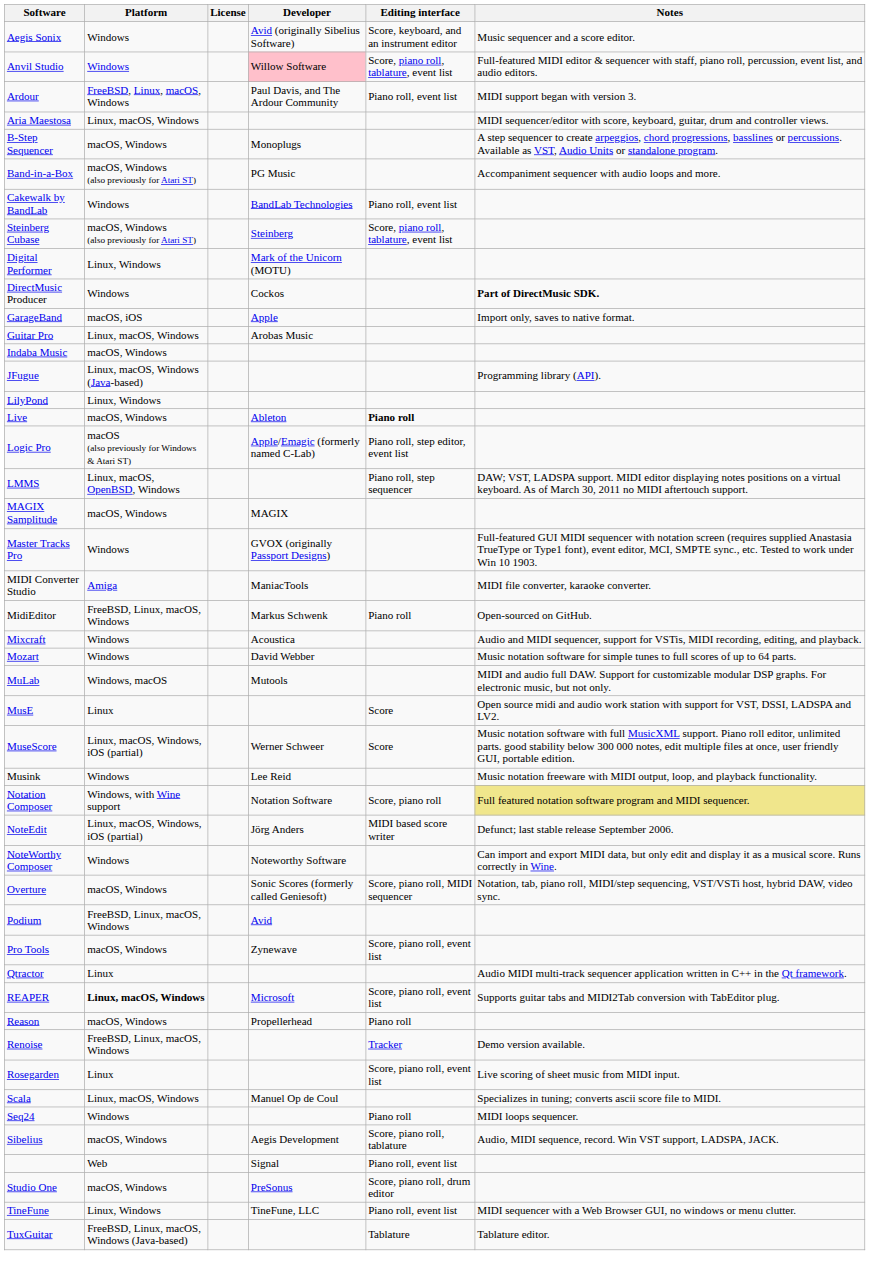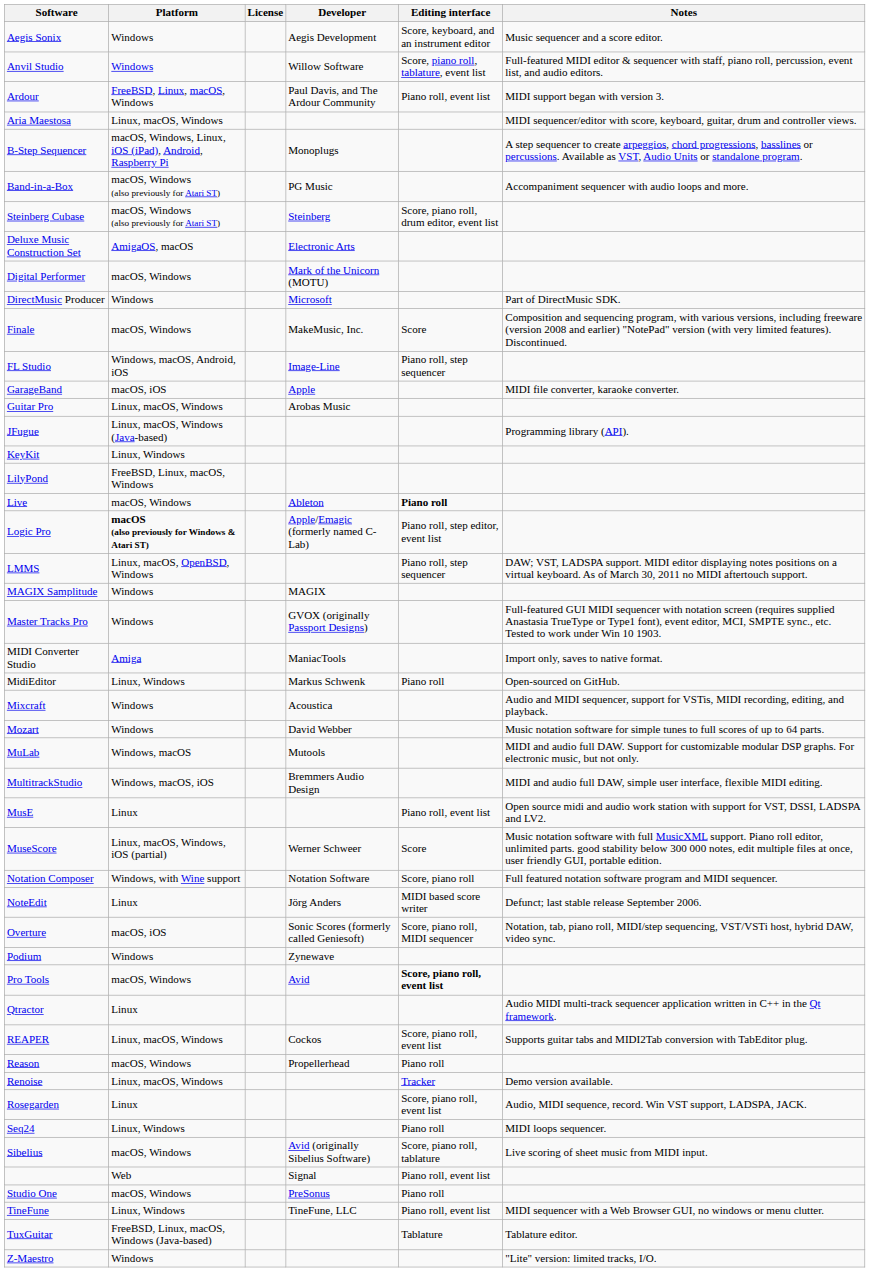(305, 36) Avid (originally Sibelius Software) -> (332, 36) Aegis Development
(288, 66) pink background -> (326, 66) no background
(127, 144) macOS, Windows -> (168, 150) macOS, Windows, Linux, iOS (iPad), Android, Raspberry Pi
- row: (36, 204)
(410, 234) Score, piano roll, tablature, event list -> (450, 216) Score, piano roll, drum editor, event list
+ row: (44, 246)
(124, 263) Linux, Windows -> (151, 276) macOS, Windows
(267, 293) Cockos -> (310, 300) Microsoft
(538, 293) bold -> (563, 300) normal
+ row: (21, 330)
+ row: (29, 366)
(556, 317) Import only, saves to native format. -> (592, 389) MIDI file converter, karaoke converter.
- row: (37, 352)
+ row: (23, 454)
(124, 400) Linux, Windows -> (168, 478) FreeBSD, Linux, macOS, Windows
(142, 447) normal -> (173, 532) bold
(127, 513) macOS, Windows -> (132, 592) Windows
(564, 585) MIDI file converter, karaoke converter. -> (584, 658) Import only, saves to native format.
(144, 615) FreeBSD, Linux, macOS, Windows -> (148, 681) Linux, Windows
+ row: (45, 782)
(381, 710) Score -> (446, 812) Piano roll, event list
- row: (24, 776)
(613, 800) khaki background -> (641, 878) no background
(144, 830) Linux, macOS, Windows, iOS (partial) -> (124, 902) Linux
- row: (34, 860)
(127, 890) macOS, Windows -> (139, 932) macOS, iOS
(144, 920) FreeBSD, Linux, macOS, Windows -> (132, 956) Windows
(261, 920) Avid -> (311, 956) Zynewave
(274, 950) Zynewave -> (299, 980) Avid
(419, 950) normal -> (441, 980) bold
(146, 997) bold -> (167, 1039) normal
(273, 997) Microsoft -> (305, 1039) Cockos
(144, 1044) FreeBSD, Linux, macOS, Windows -> (167, 1081) Linux, macOS, Windows
(579, 1074) Live scoring of sheet music from MIDI input. -> (656, 1104) Audio, MIDI sequence, record. Win VST support, LADSPA, JACK.
- row: (19, 1098)
(108, 1116) Windows -> (148, 1128) Linux, Windows
(295, 1139) Aegis Development -> (329, 1152) Avid (originally Sibelius Software)
(628, 1139) Audio, MIDI sequence, record. Win VST support, LADSPA, JACK. -> (606, 1152) Live scoring of sheet music from MIDI input.
(419, 1187) Score, piano roll, drum editor -> (423, 1193) Piano roll
+ row: (30, 1258)
